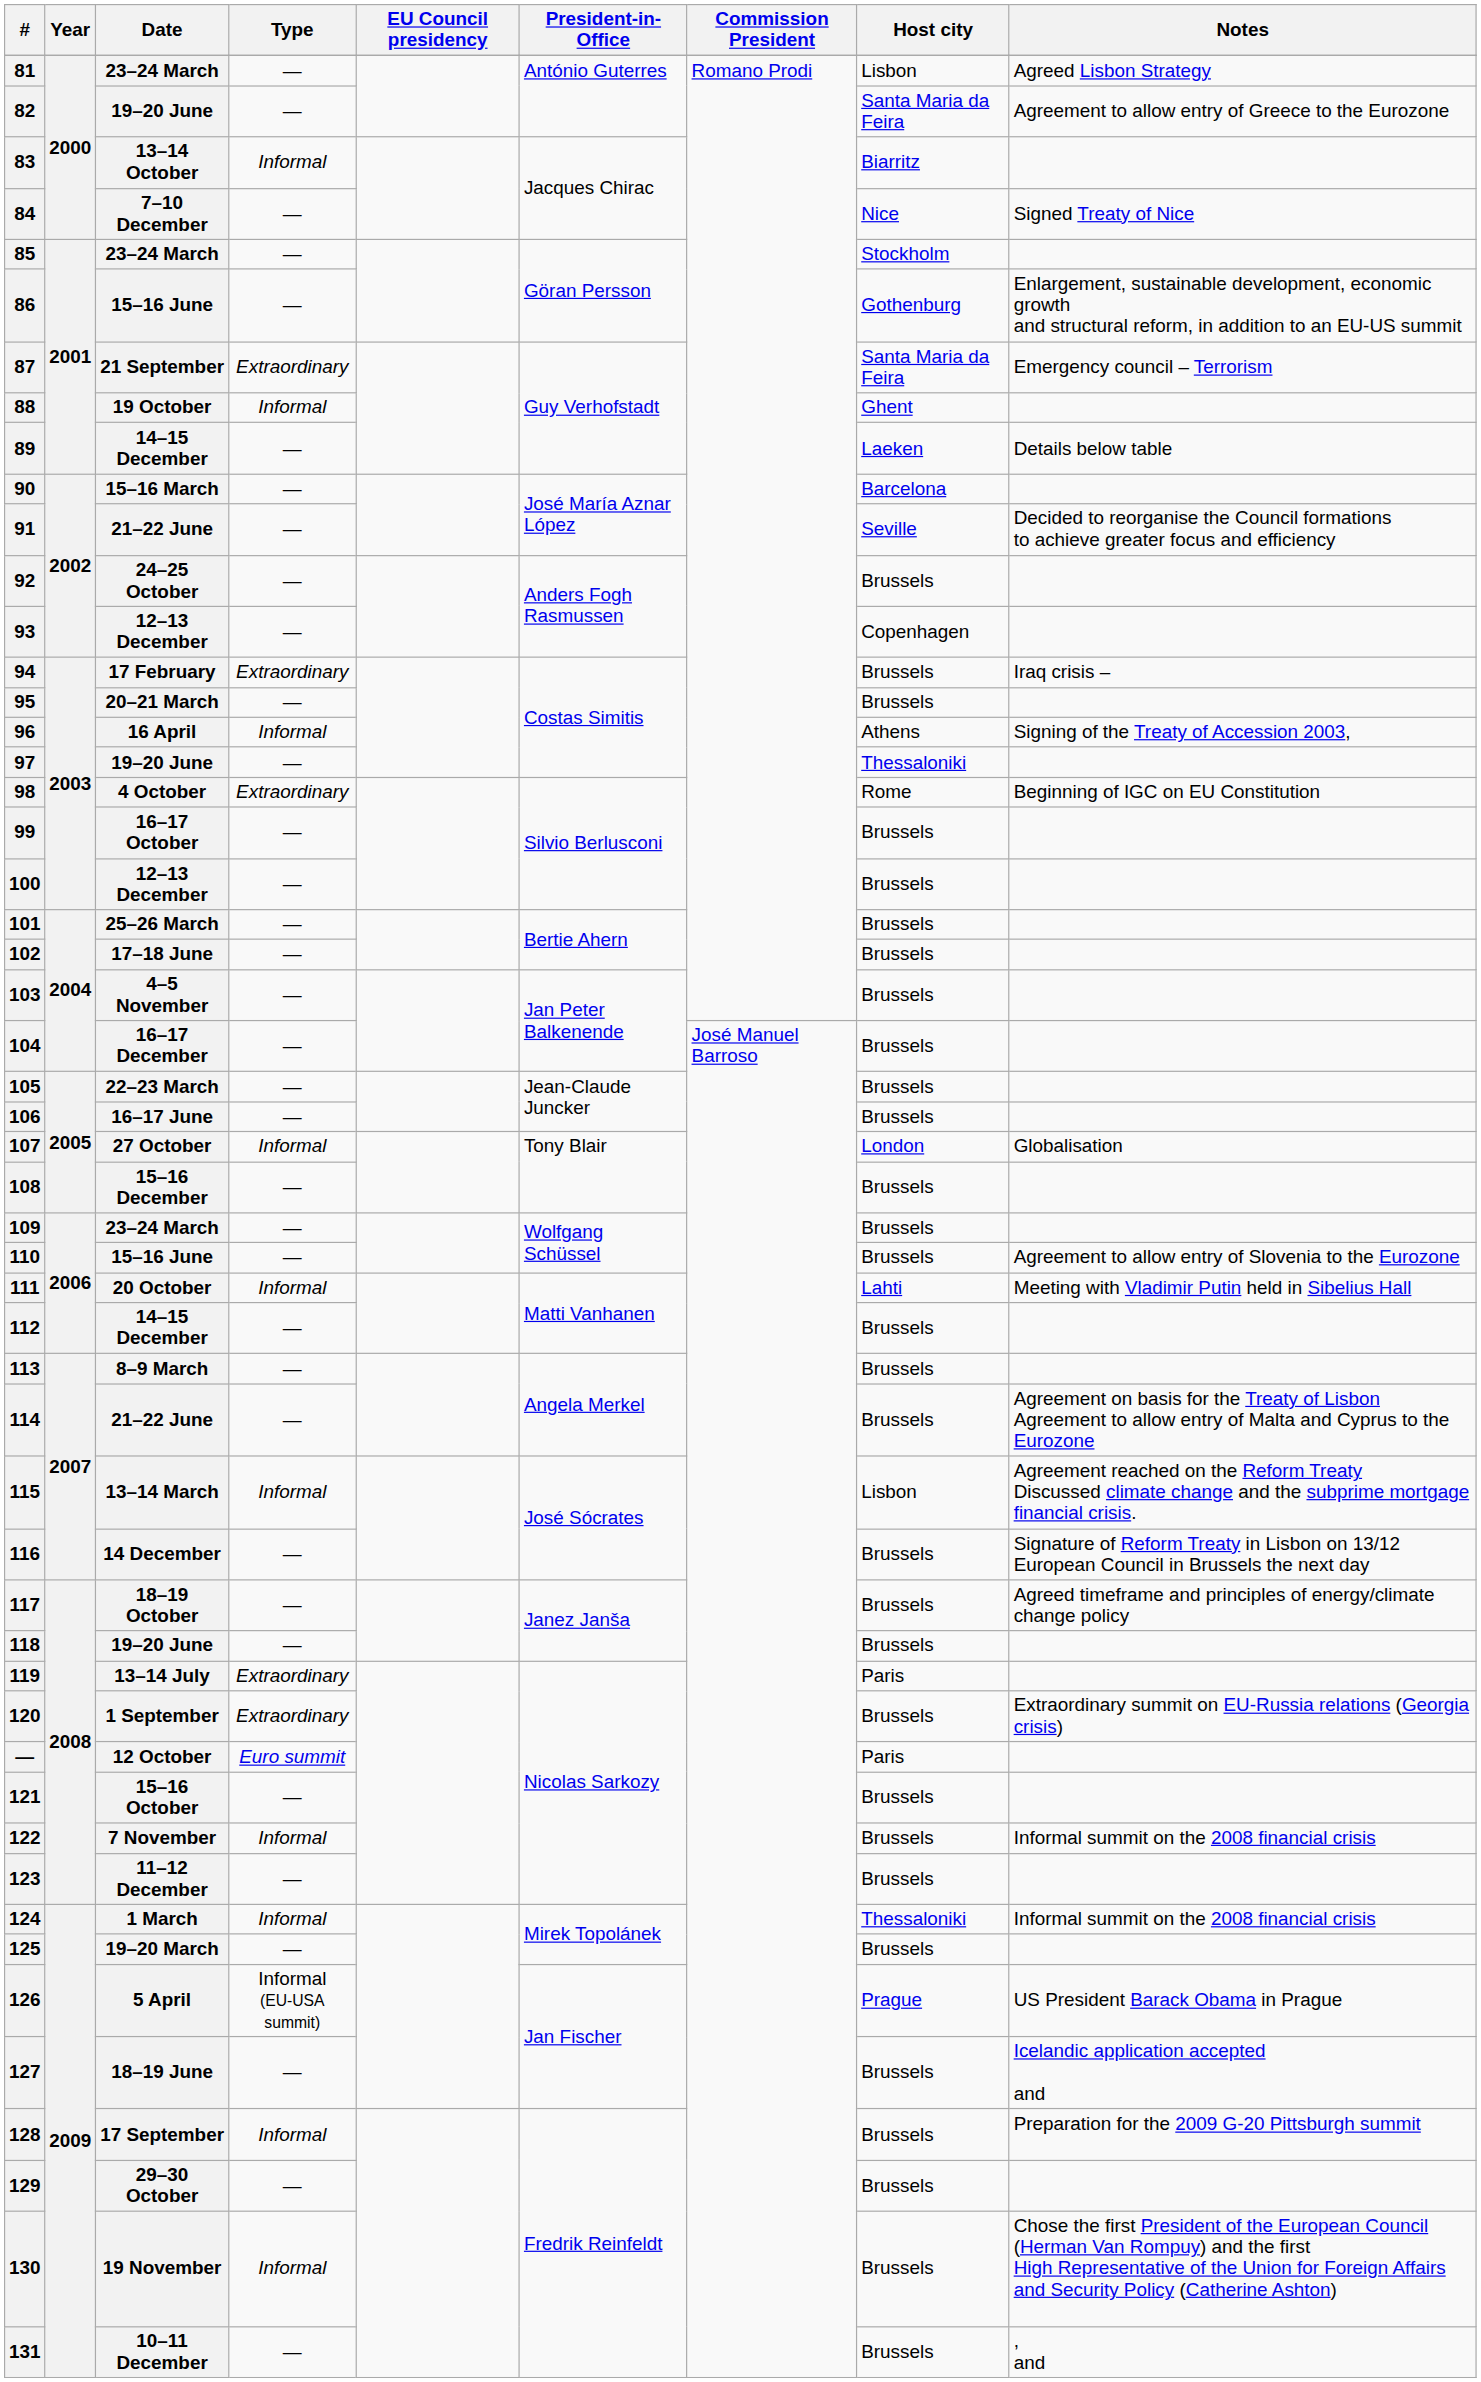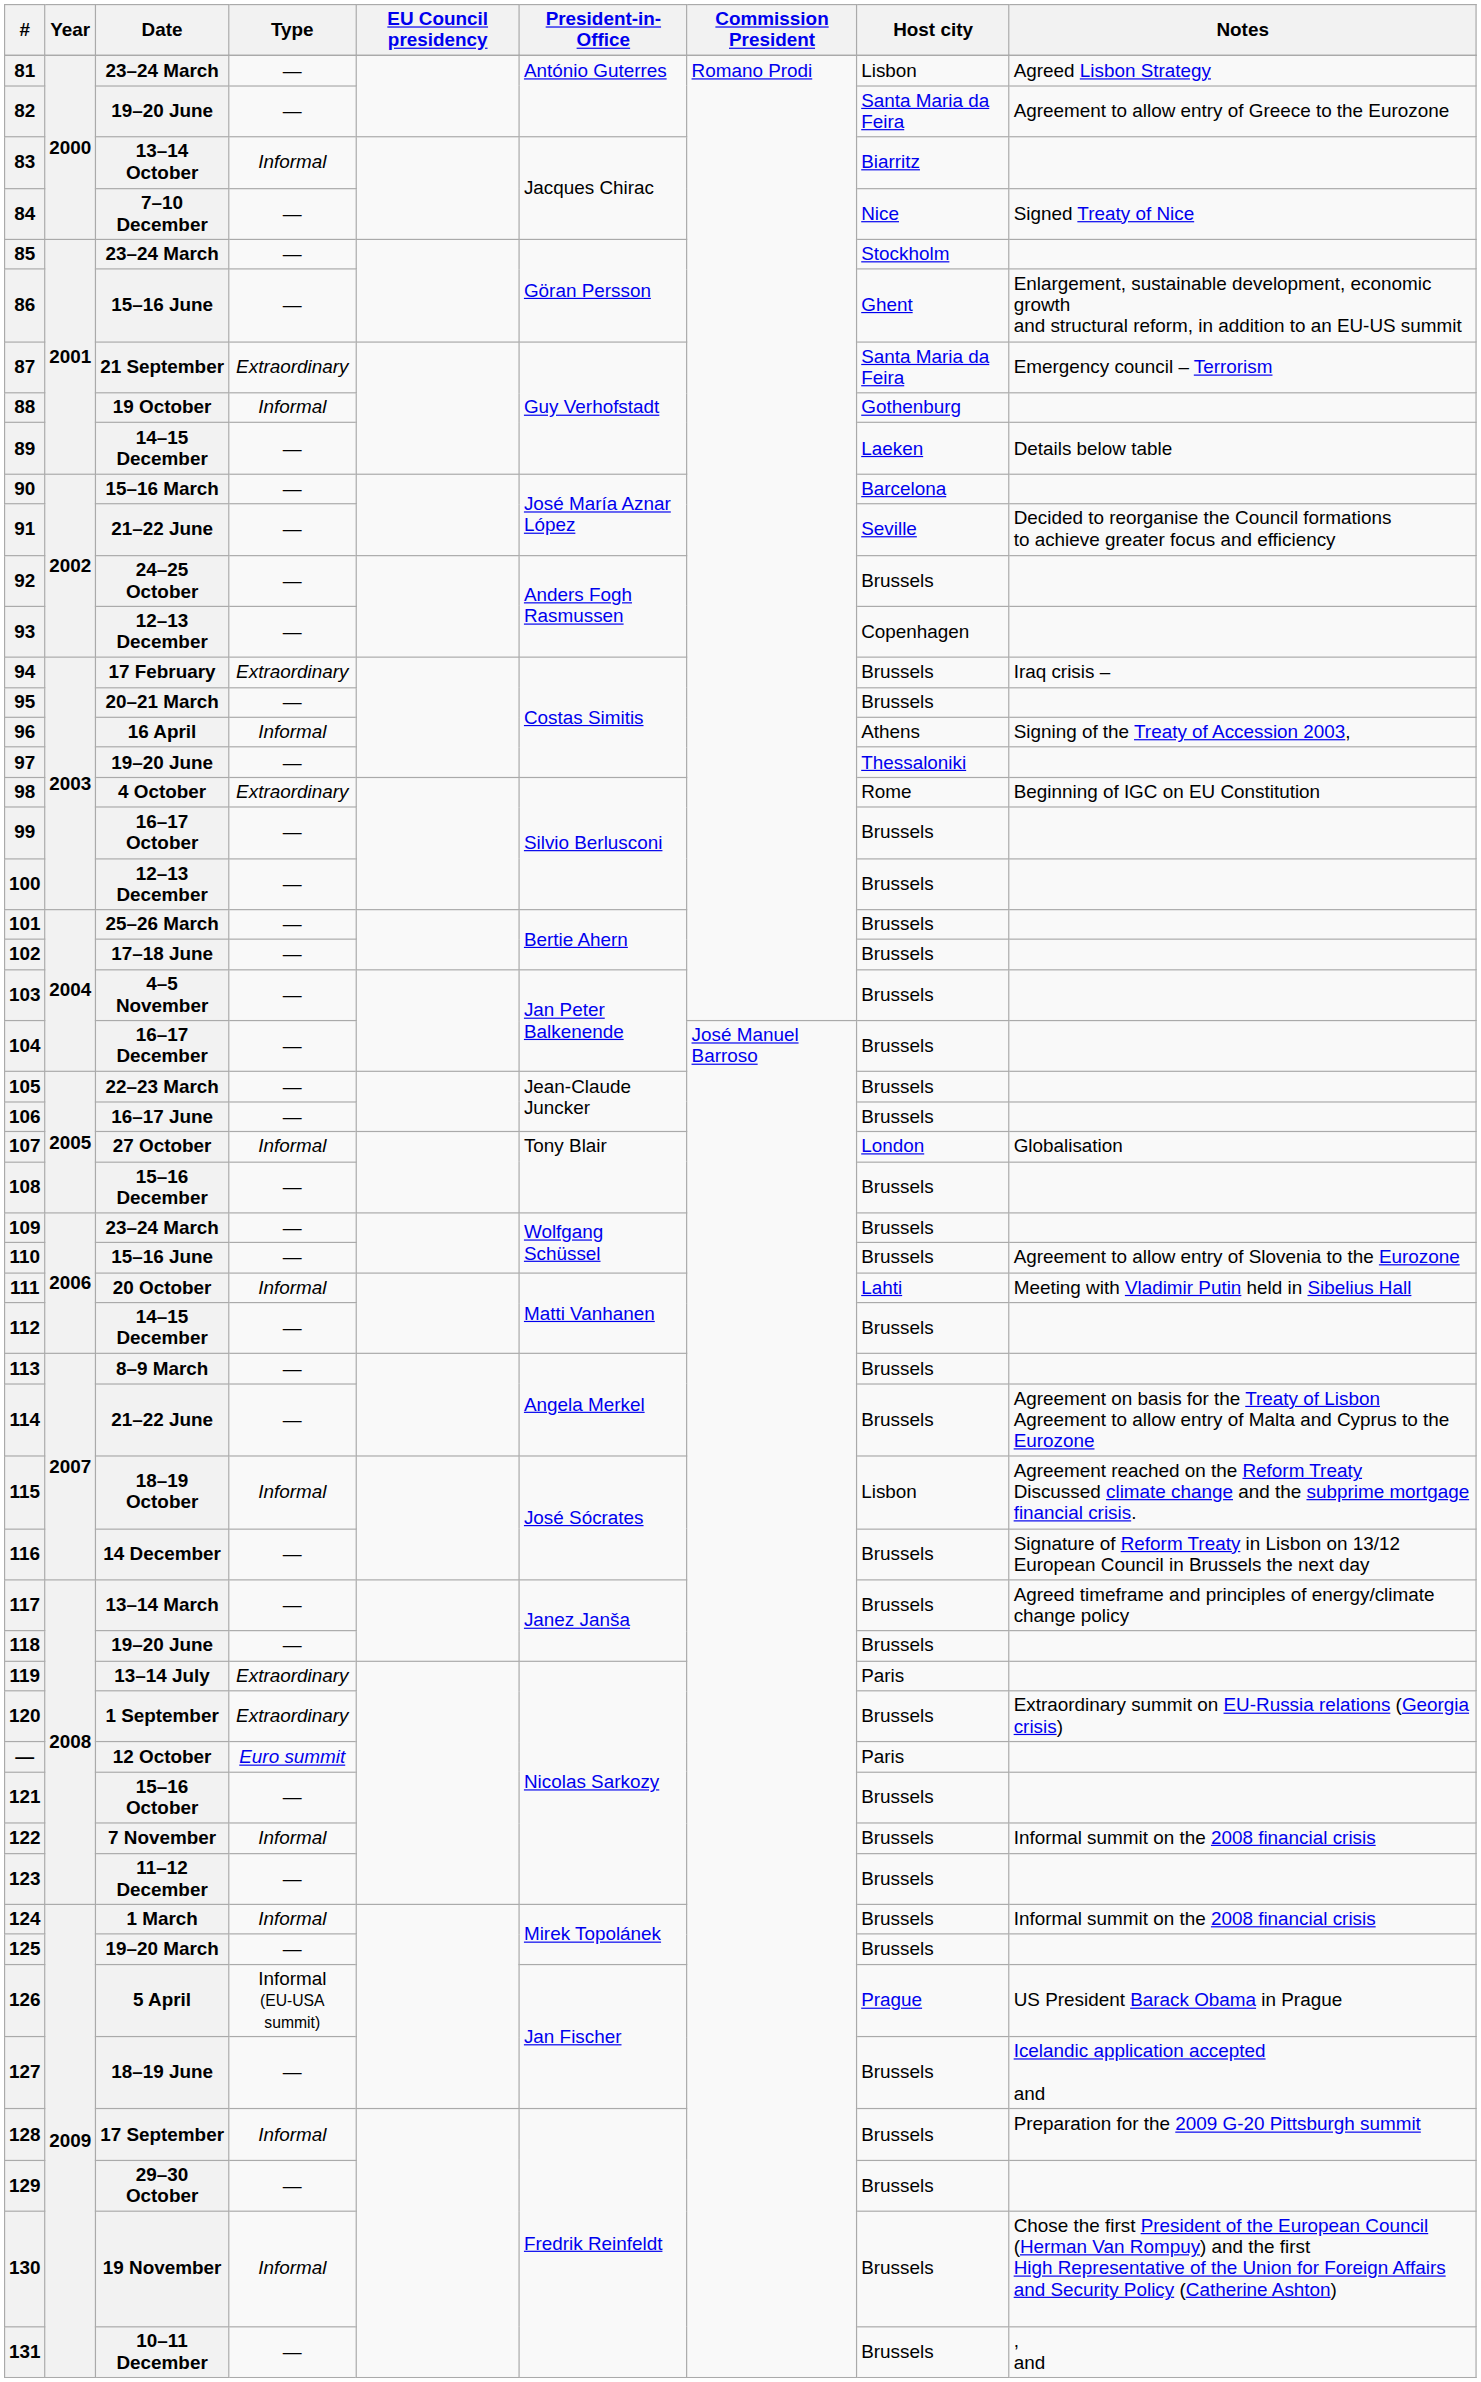(911, 305) Gothenburg -> (887, 305) Ghent
(887, 407) Ghent -> (911, 407) Gothenburg
(162, 1492) 13–14 March -> (162, 1492) 18–19 October
(162, 1605) 18–19 October -> (162, 1605) 13–14 March
(914, 1919) Thessaloniki -> (897, 1919) Brussels
